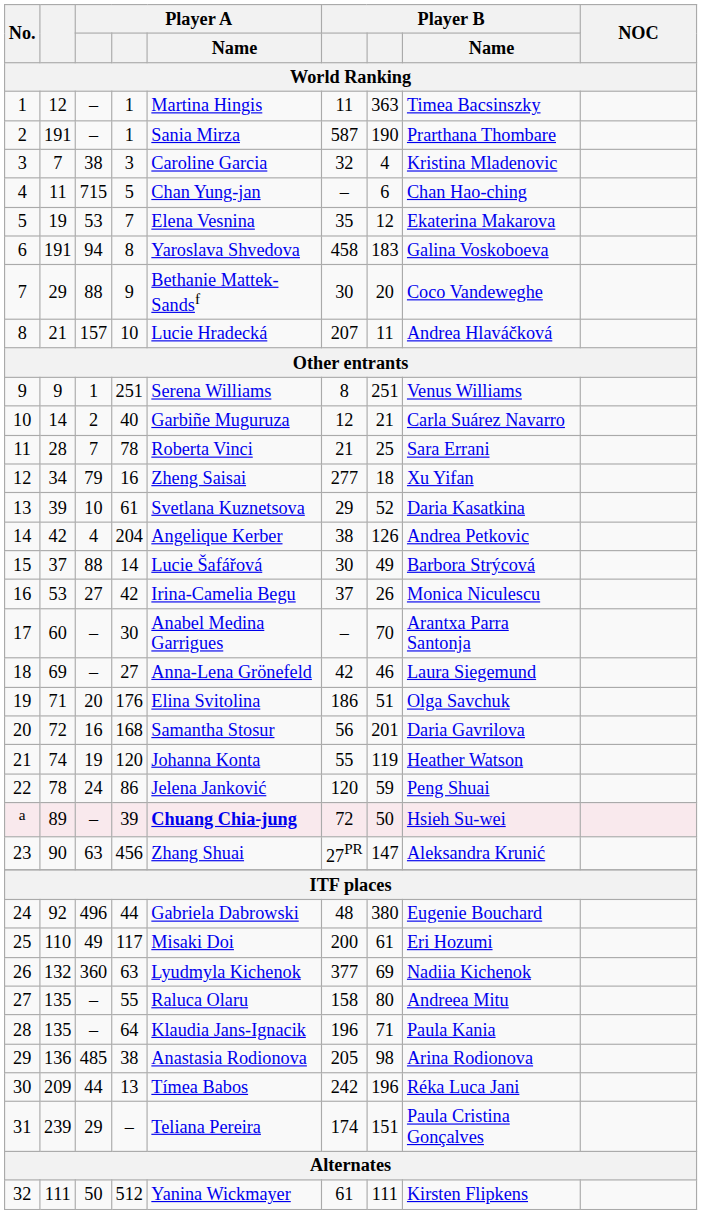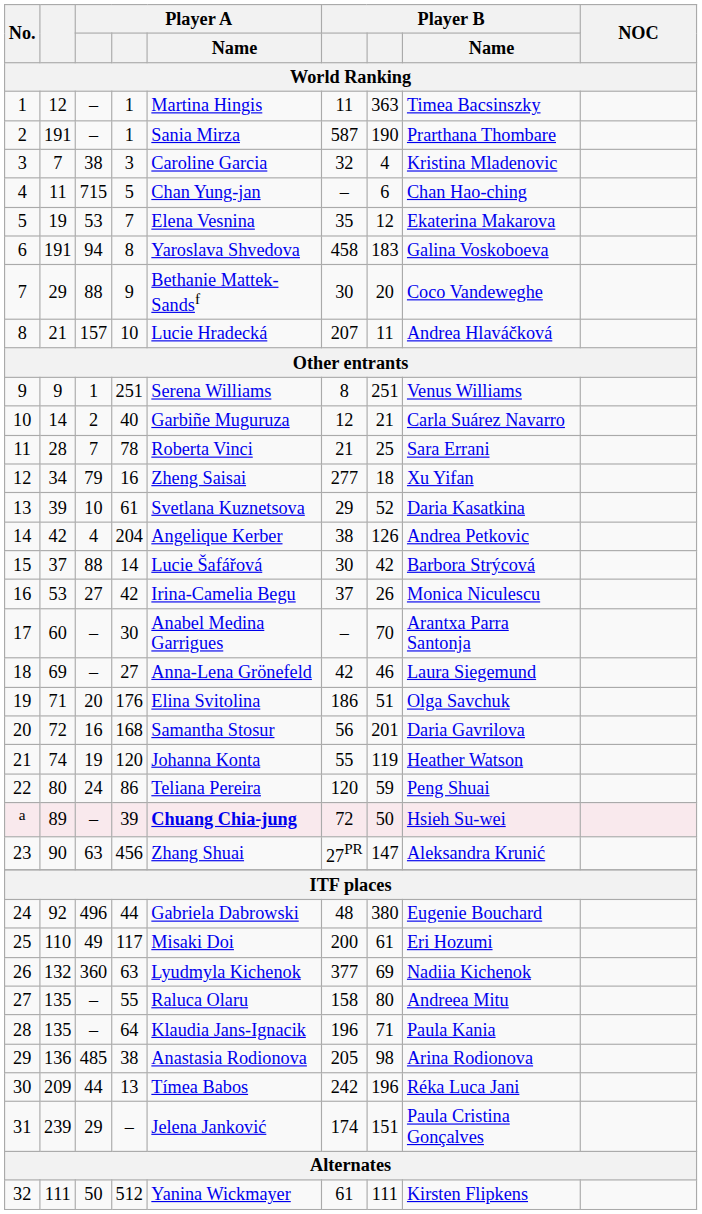(385, 565) 49 -> (385, 565) 42
(58, 788) 78 -> (58, 788) 80
(209, 788) Jelena Janković -> (206, 788) Teliana Pereira
(206, 1126) Teliana Pereira -> (209, 1126) Jelena Janković
